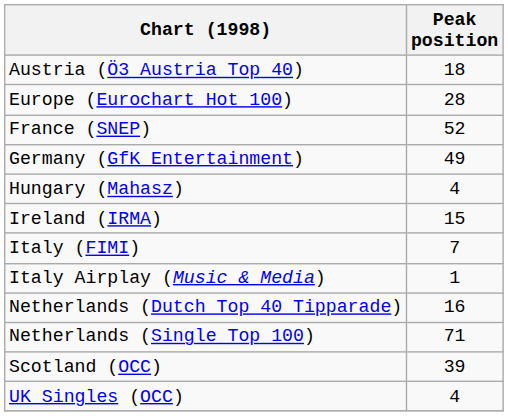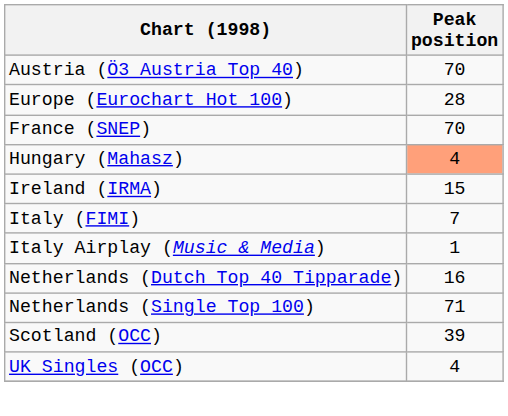(455, 70) 18 -> (455, 70) 70
(455, 130) 52 -> (455, 130) 70
- row: (156, 159)
(455, 189) no background -> (455, 159) lightsalmon background
